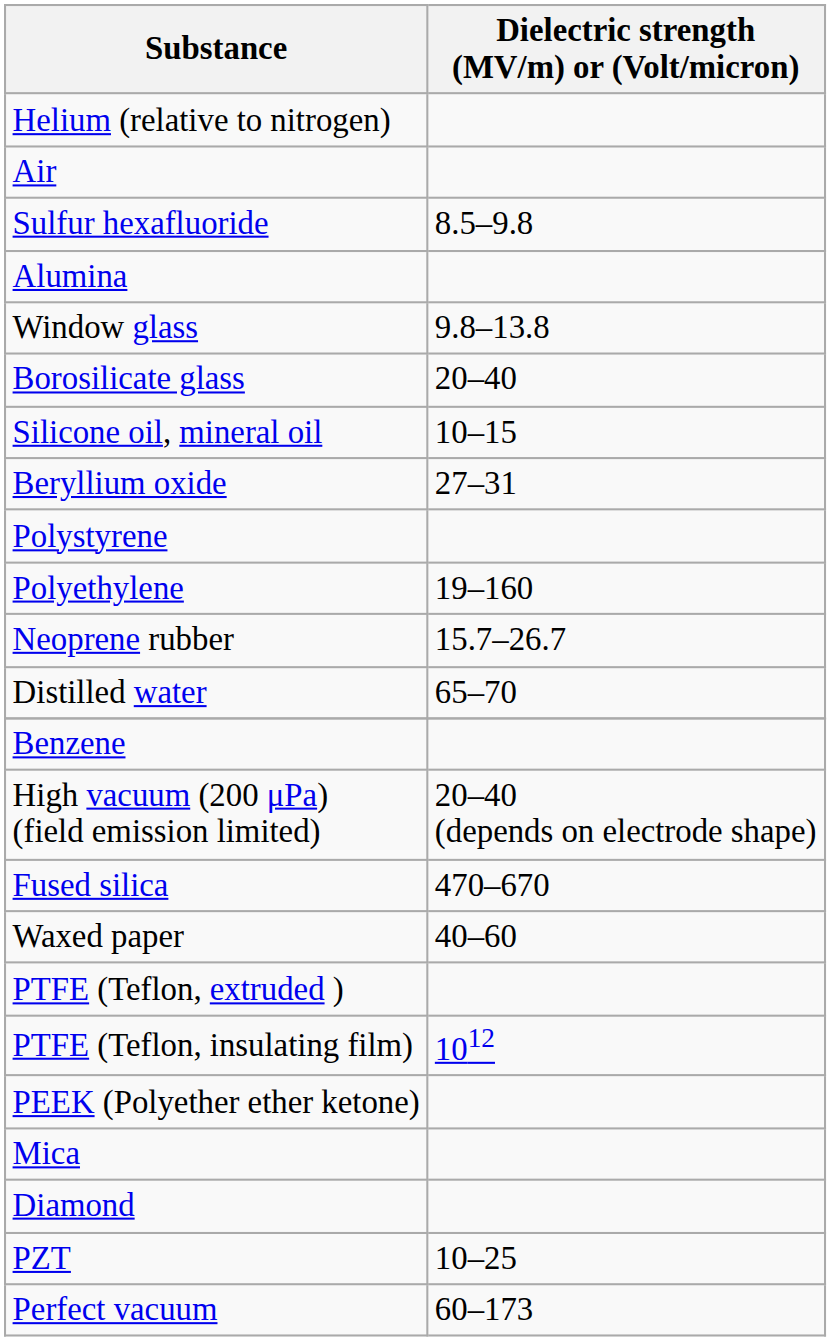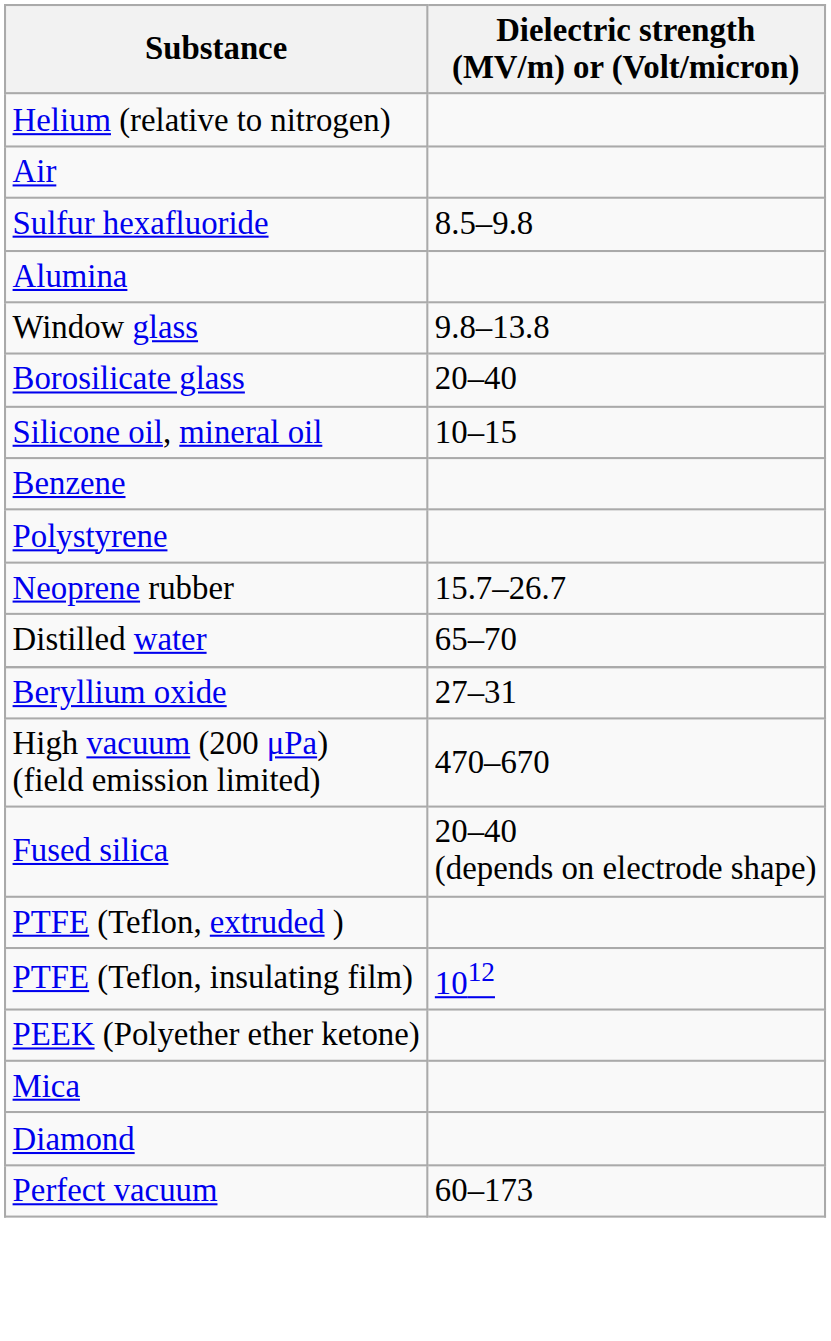rows swapped: (69, 743) <-> (120, 483)
- row: (98, 587)
(626, 814) 20–40 (depends on electrode shape) -> (492, 762) 470–670
(492, 884) 470–670 -> (626, 851) 20–40 (depends on electrode shape)
- row: (98, 936)
- row: (42, 1257)
